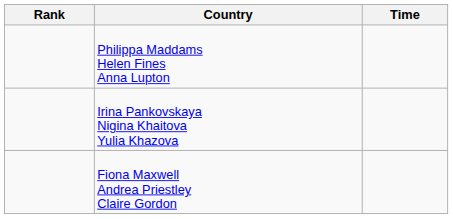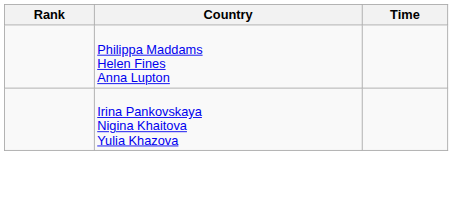- row: (144, 190)
